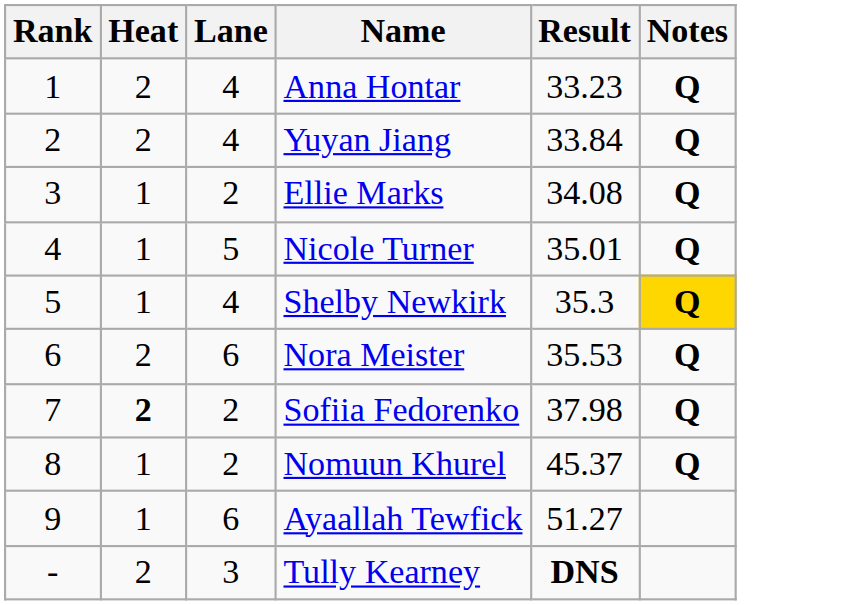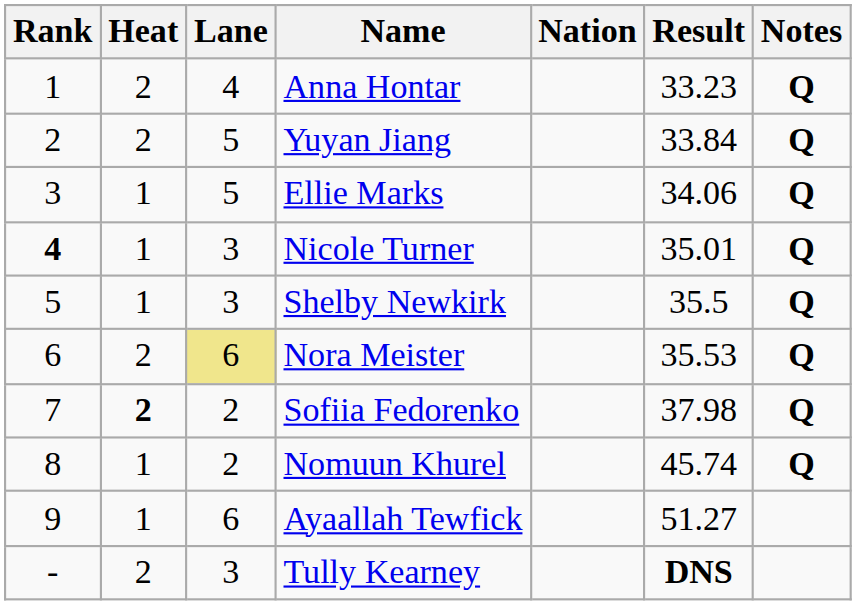+ column: (587, 31)
(231, 139) 4 -> (231, 139) 5
(231, 193) 2 -> (231, 193) 5
(585, 193) 34.08 -> (699, 193) 34.06
(53, 247) normal -> (53, 247) bold
(231, 247) 5 -> (231, 247) 3
(231, 301) 4 -> (231, 301) 3
(585, 301) 35.3 -> (699, 301) 35.5
(687, 301) gold background -> (802, 301) no background
(231, 355) no background -> (231, 355) khaki background
(585, 463) 45.37 -> (699, 463) 45.74
